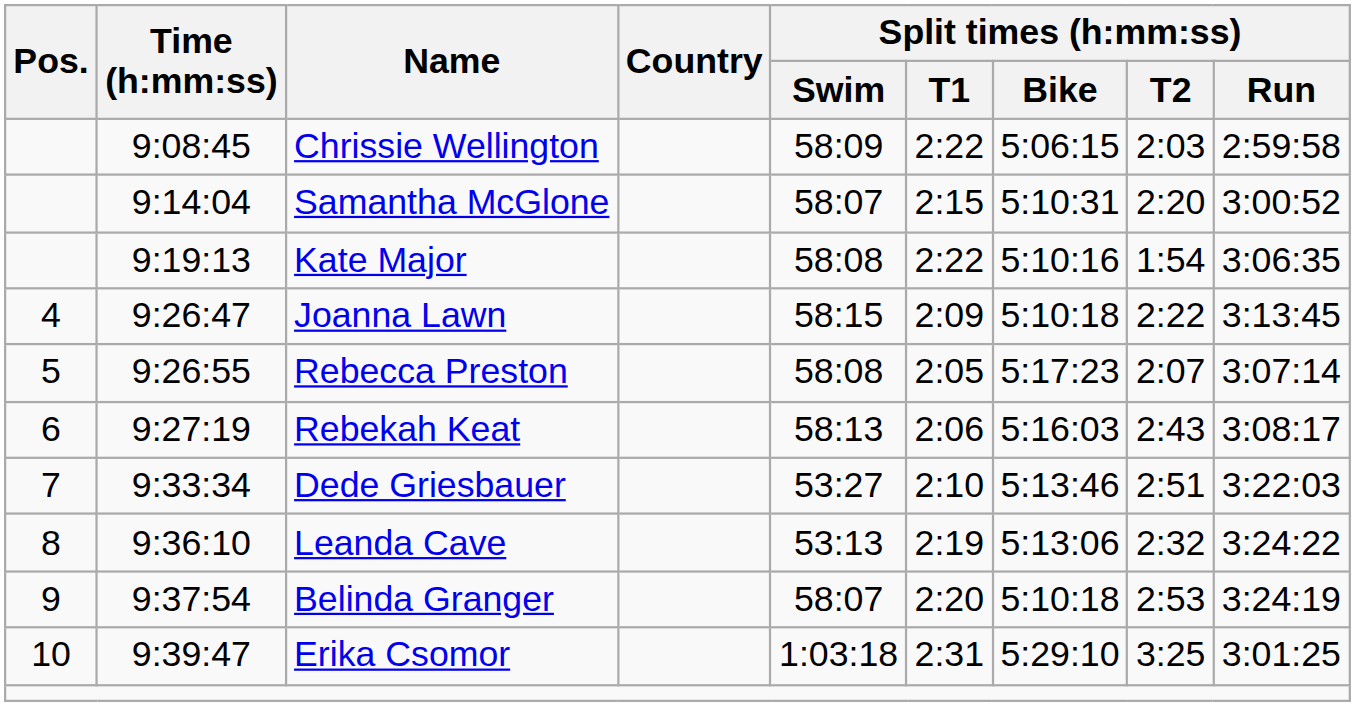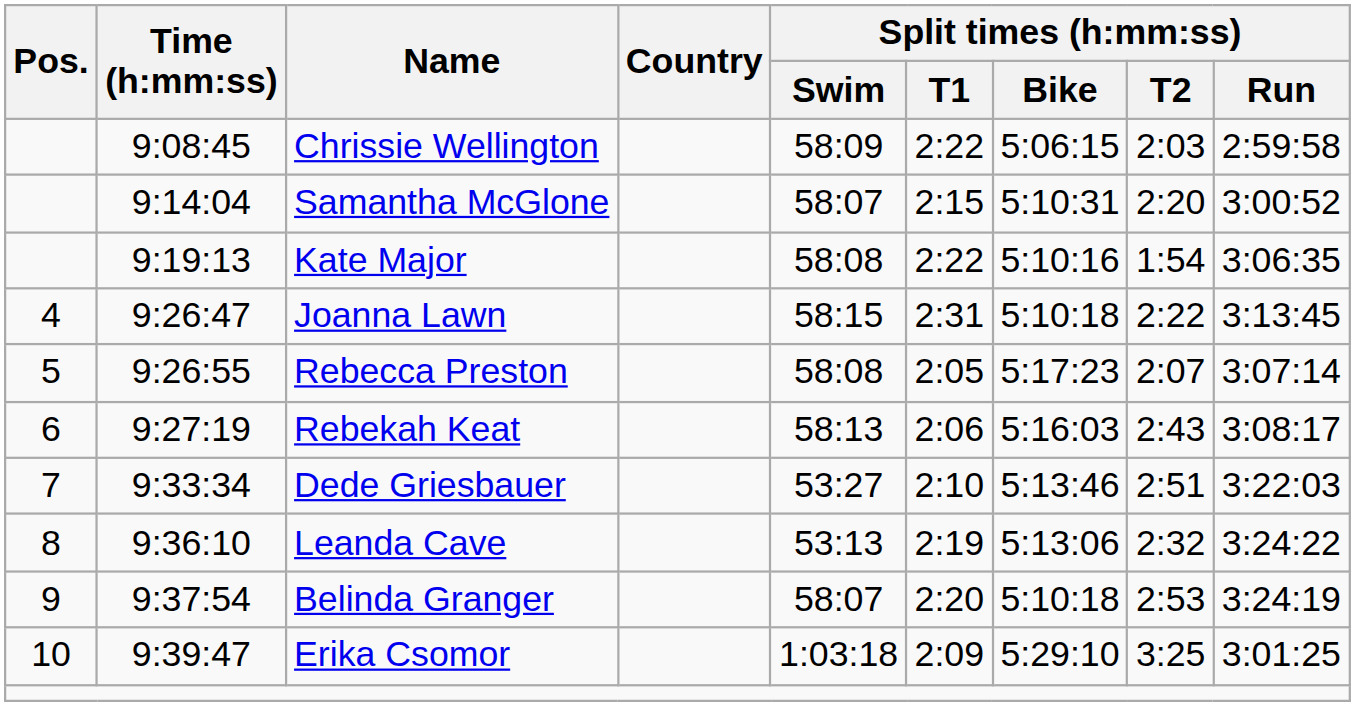(949, 315) 2:09 -> (949, 315) 2:31
(949, 655) 2:31 -> (949, 655) 2:09
